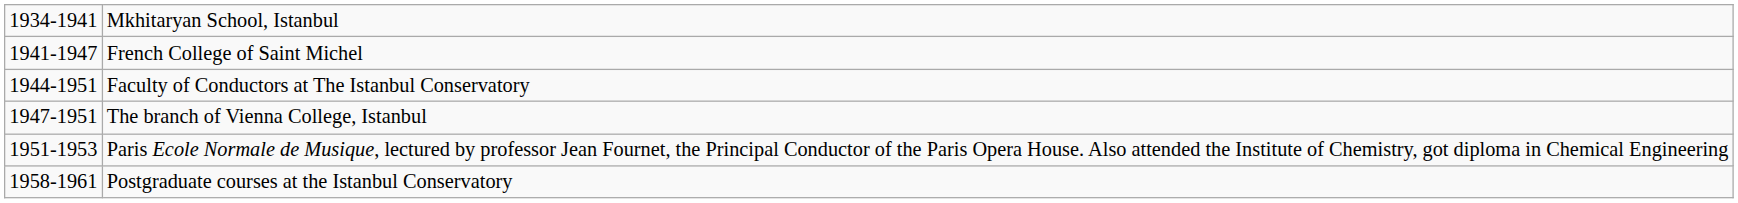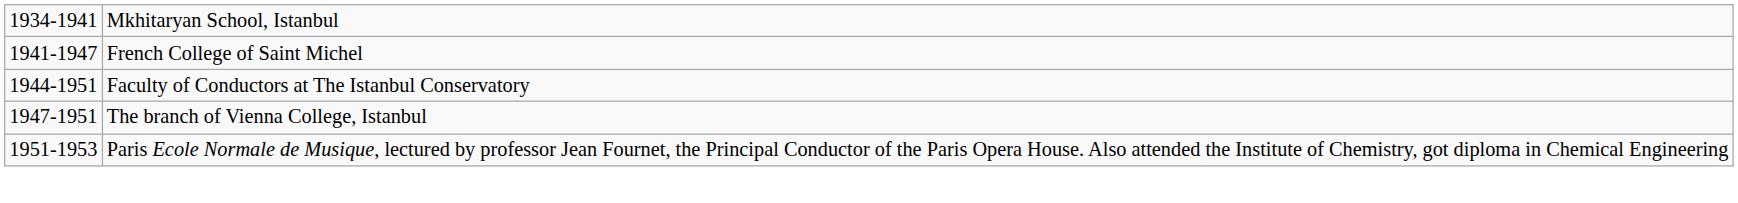- row: (310, 181)
